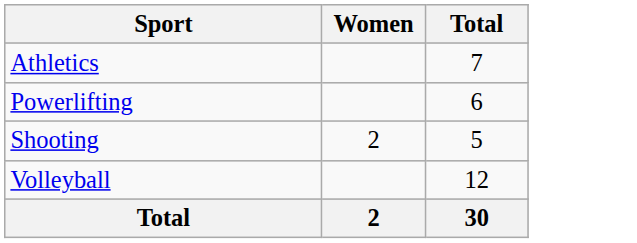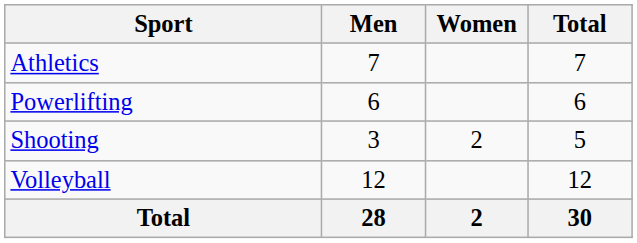+ column: (374, 23)
